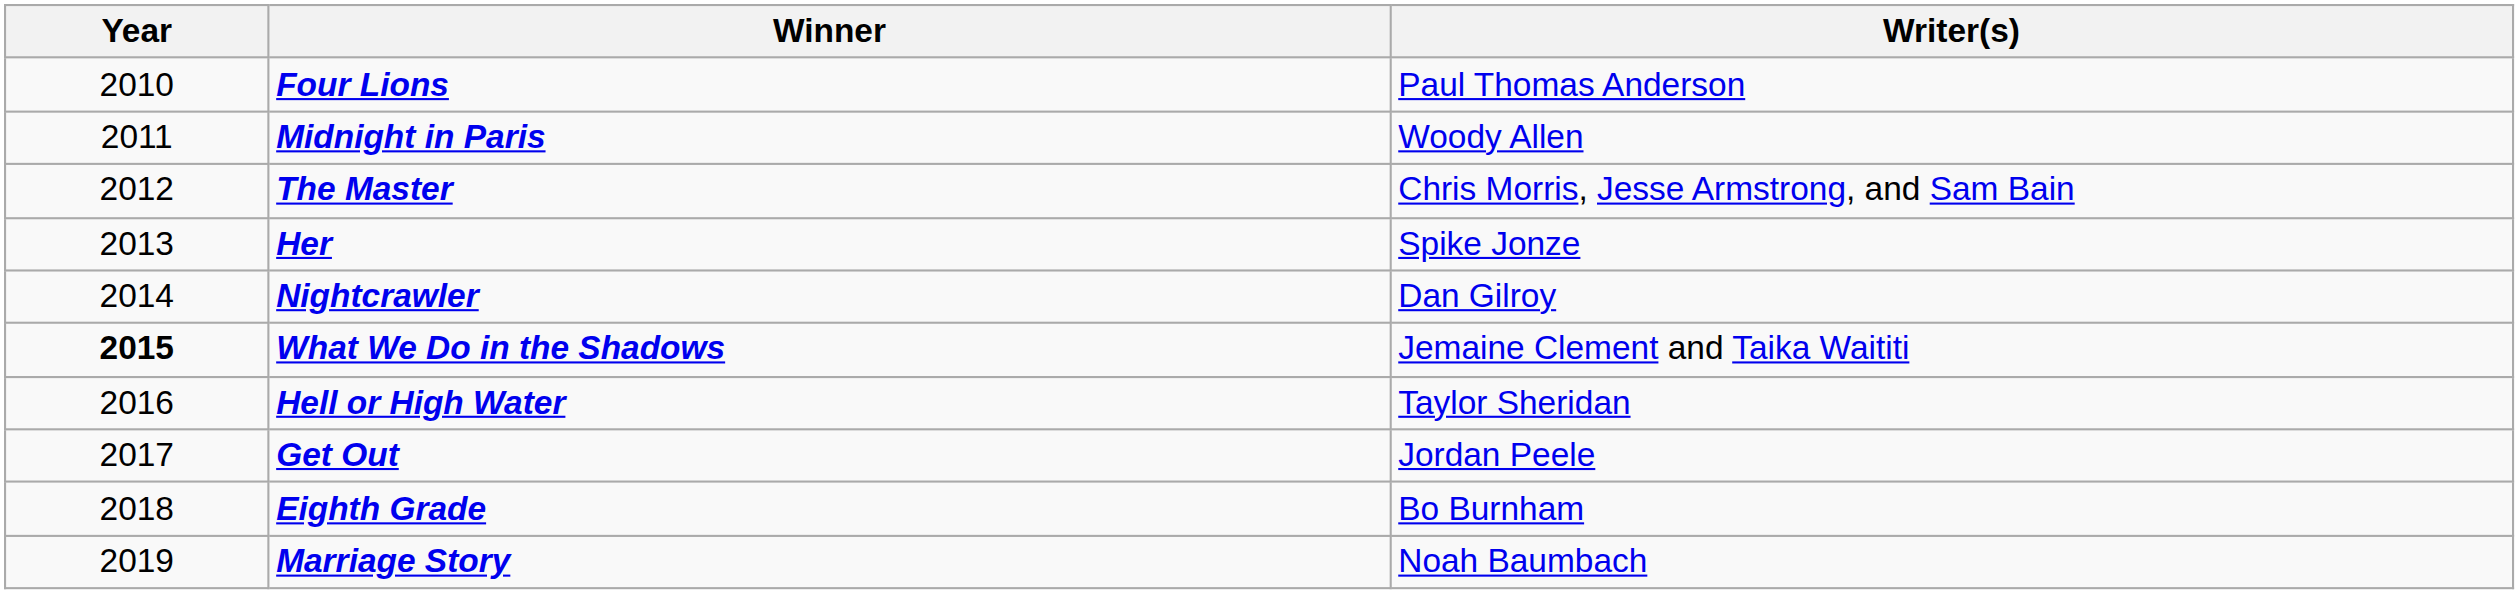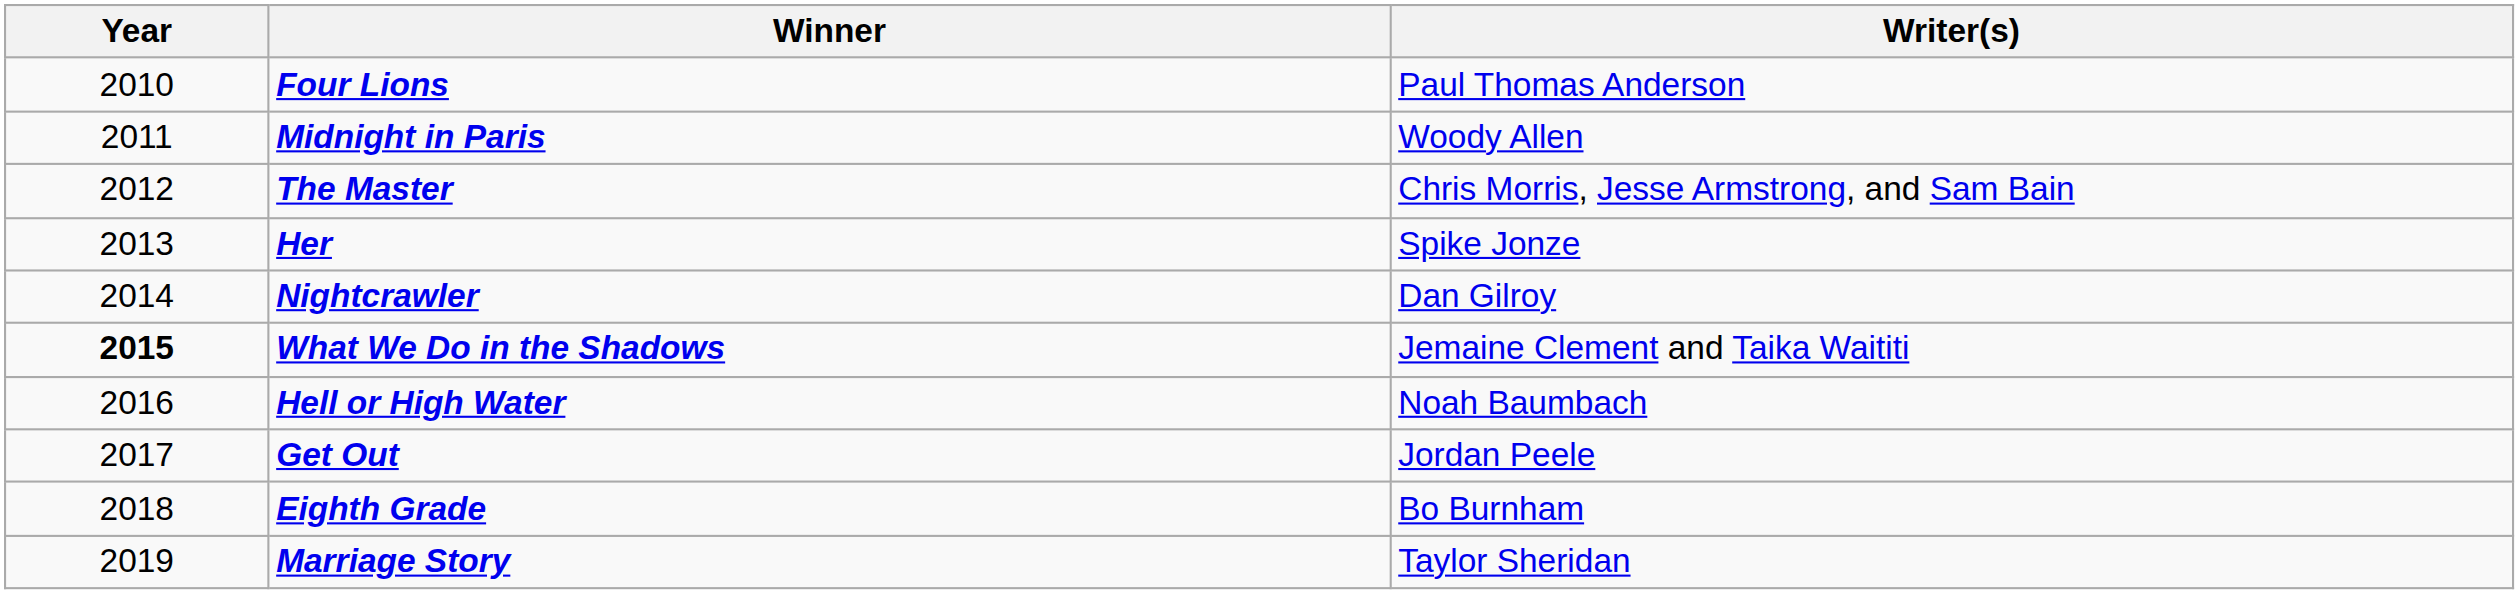(1514, 402) Taylor Sheridan -> (1523, 402) Noah Baumbach
(1523, 561) Noah Baumbach -> (1514, 561) Taylor Sheridan
